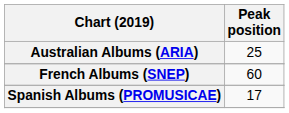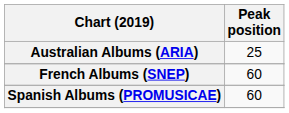(254, 96) 17 -> (254, 96) 60
